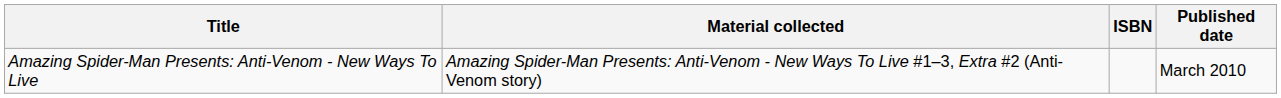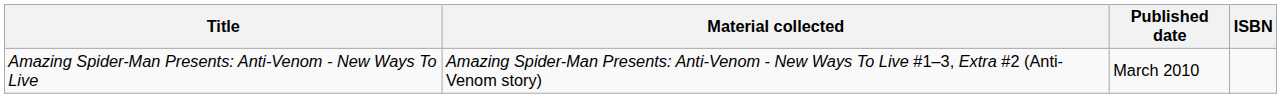columns swapped: (1216, 26) <-> (1133, 26)
